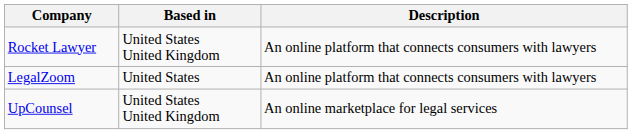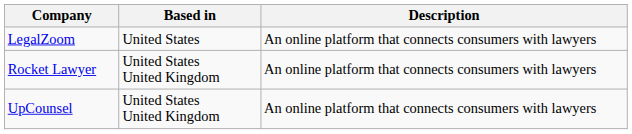rows swapped: (41, 77) <-> (52, 46)
(381, 108) An online marketplace for legal services -> (430, 108) An online platform that connects consumers with lawyers
